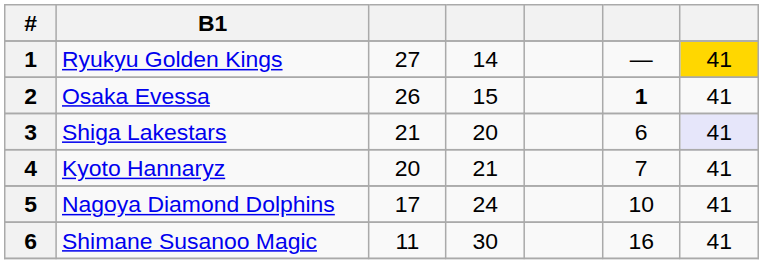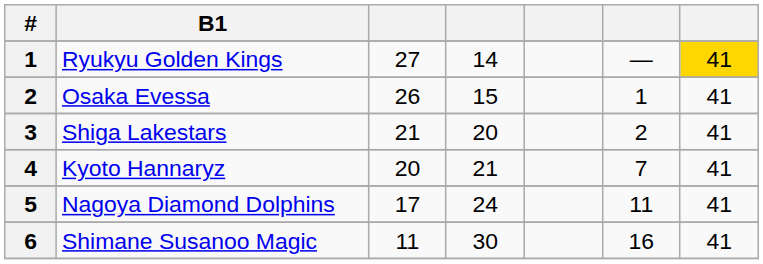(641, 96) bold -> (641, 96) normal
(641, 132) 6 -> (641, 132) 2
(719, 132) lavender background -> (719, 132) no background
(641, 205) 10 -> (641, 205) 11
